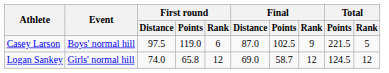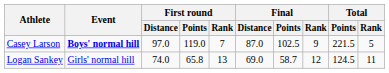(101, 44) normal -> (103, 44) bold
(157, 44) 97.5 -> (161, 44) 97.0
(218, 44) 6 -> (222, 44) 7
(218, 60) 12 -> (222, 60) 13
(367, 60) 12 -> (371, 60) 11
